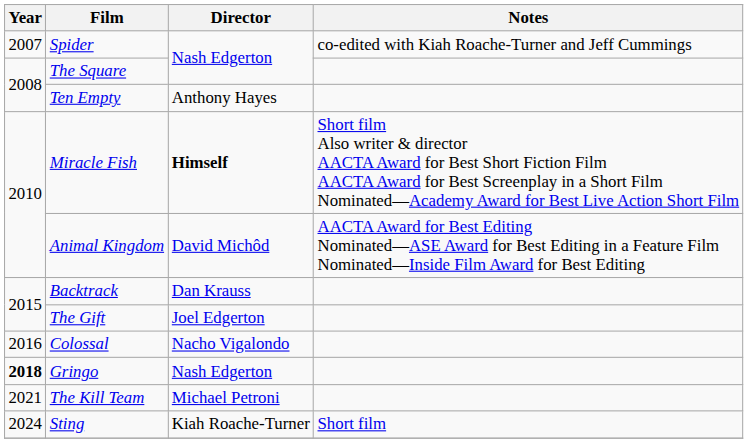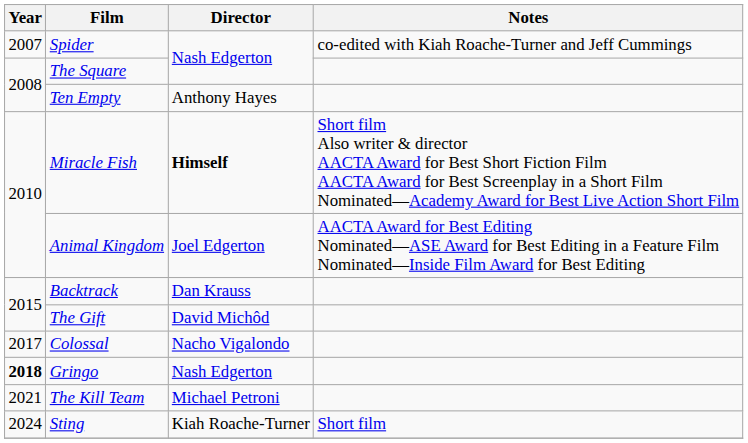(221, 245) David Michôd -> (218, 245) Joel Edgerton
(218, 317) Joel Edgerton -> (221, 317) David Michôd
(25, 344) 2016 -> (25, 344) 2017
